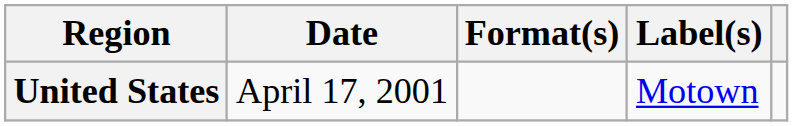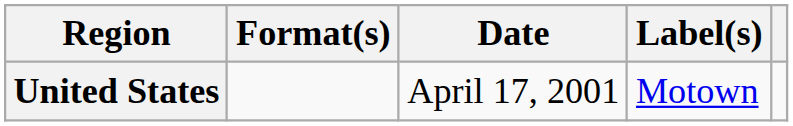columns swapped: (342, 33) <-> (542, 33)
